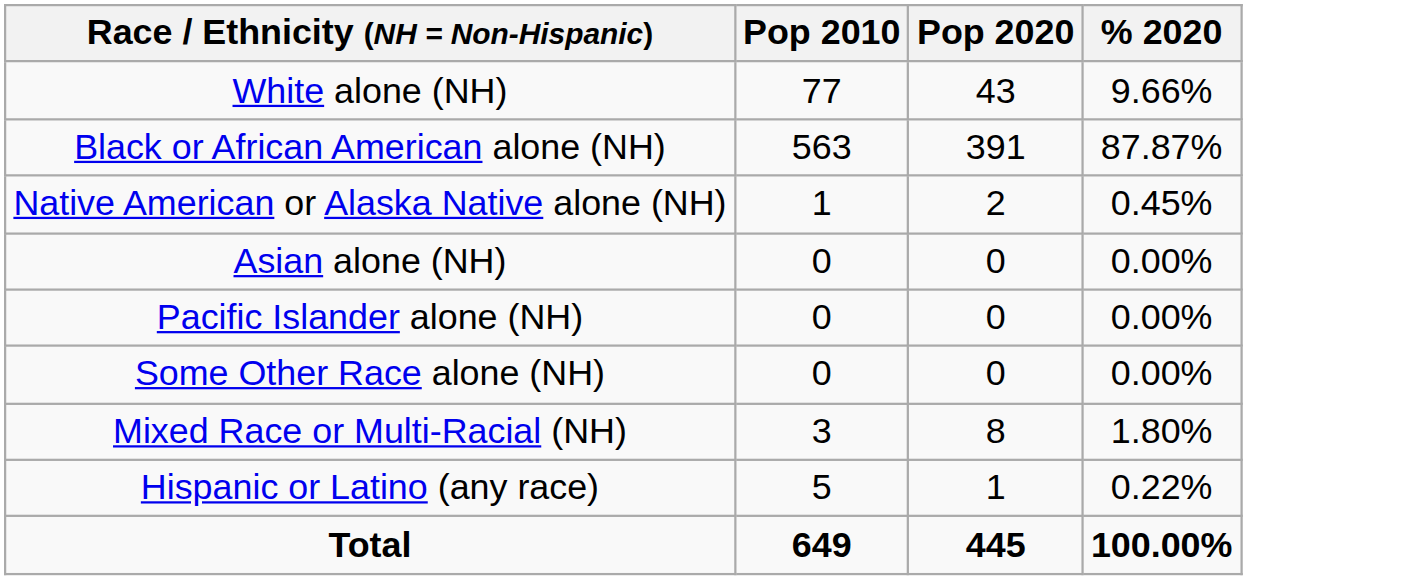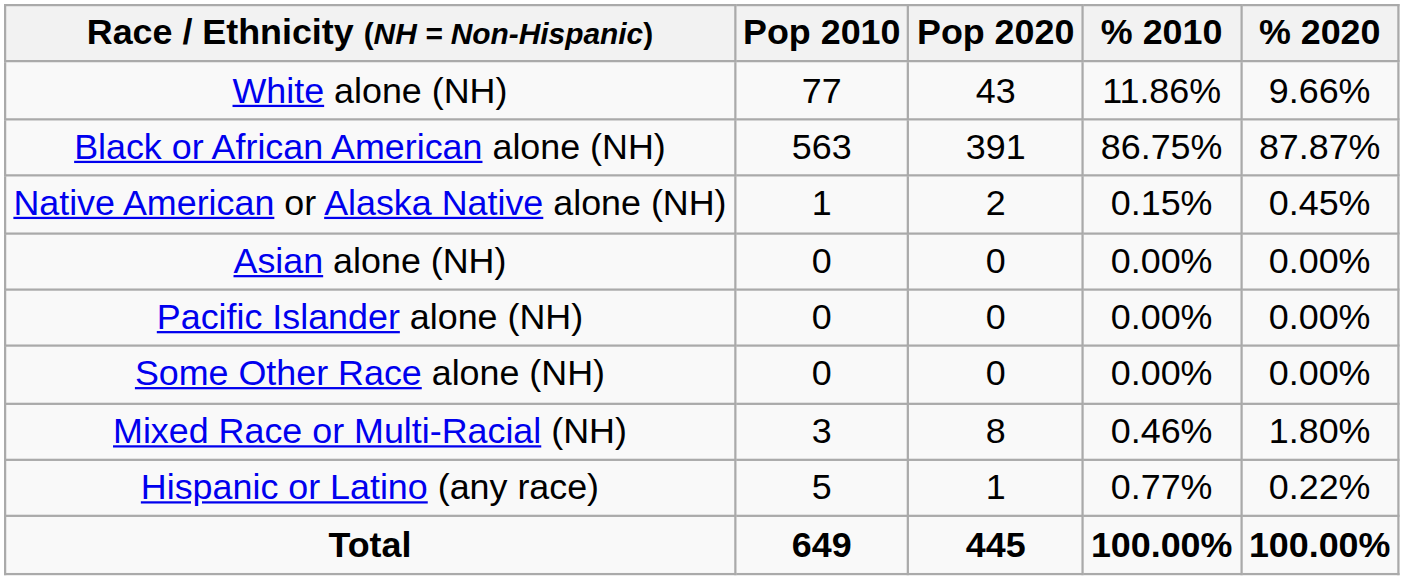+ column: (1162, 32)
